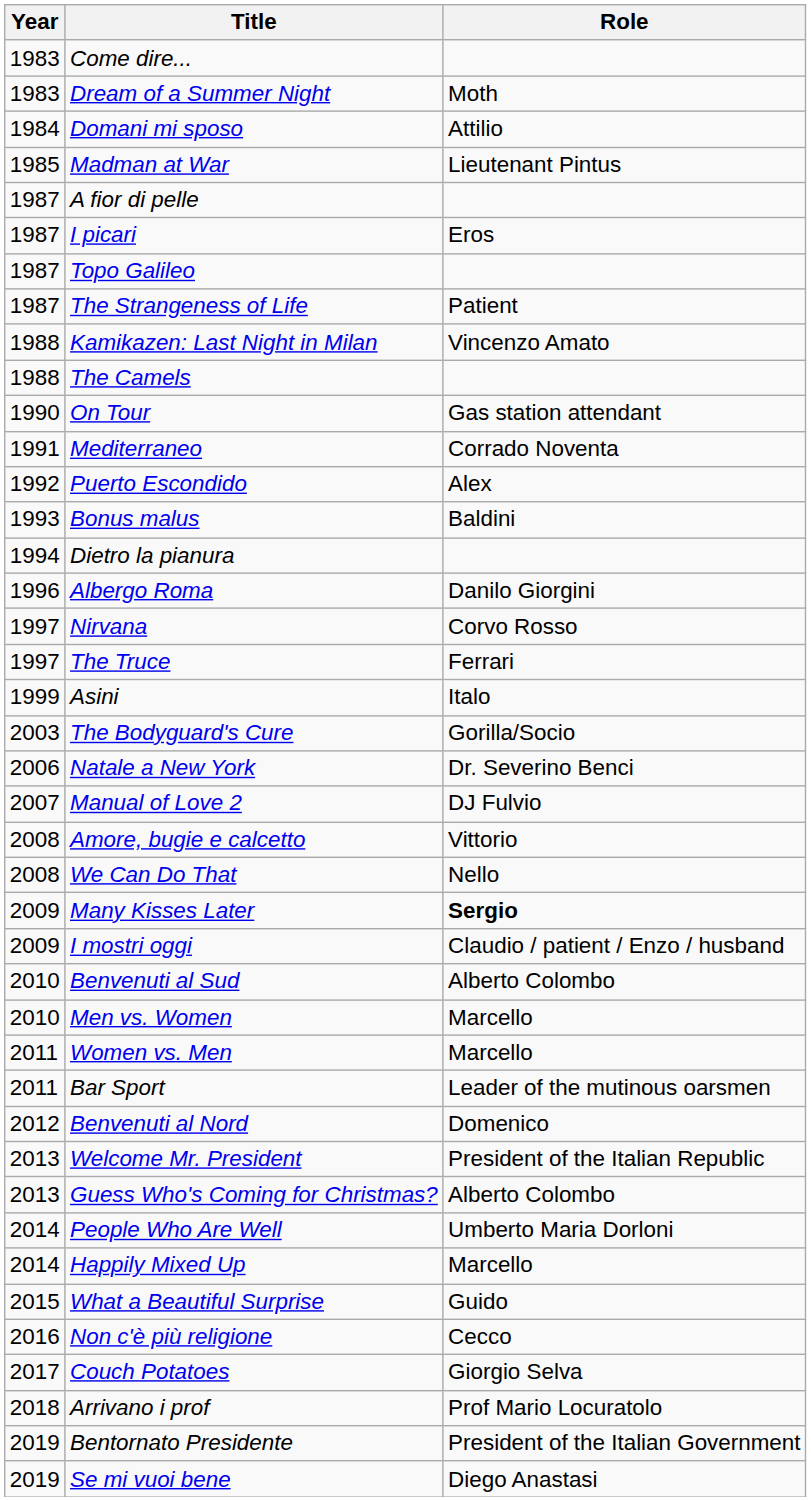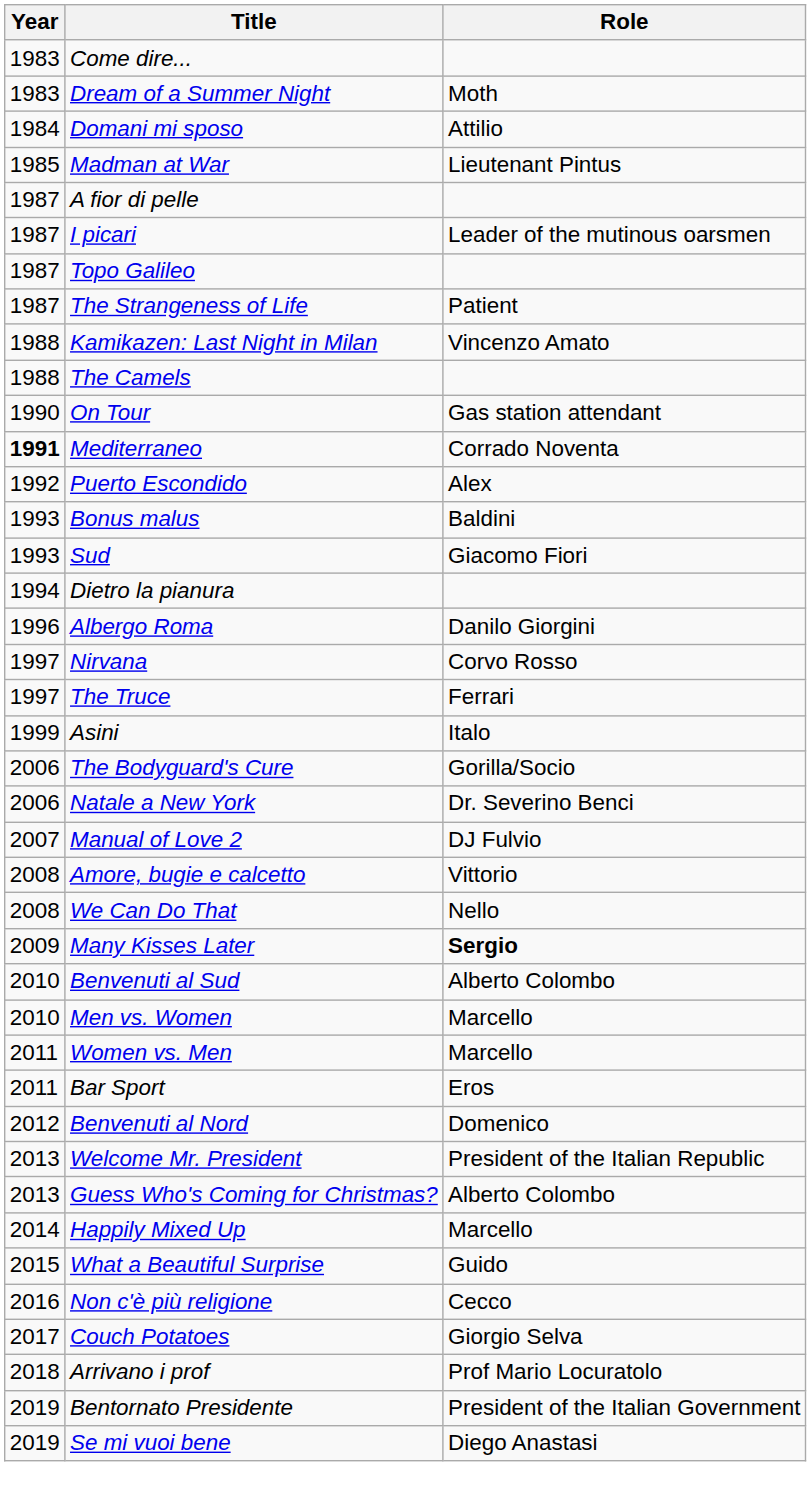(471, 235) Eros -> (609, 235) Leader of the mutinous oarsmen
(35, 448) normal -> (35, 448) bold
+ row: (90, 555)
(35, 732) 2003 -> (35, 768) 2006
- row: (131, 945)
(609, 1088) Leader of the mutinous oarsmen -> (471, 1088) Eros
- row: (176, 1230)
